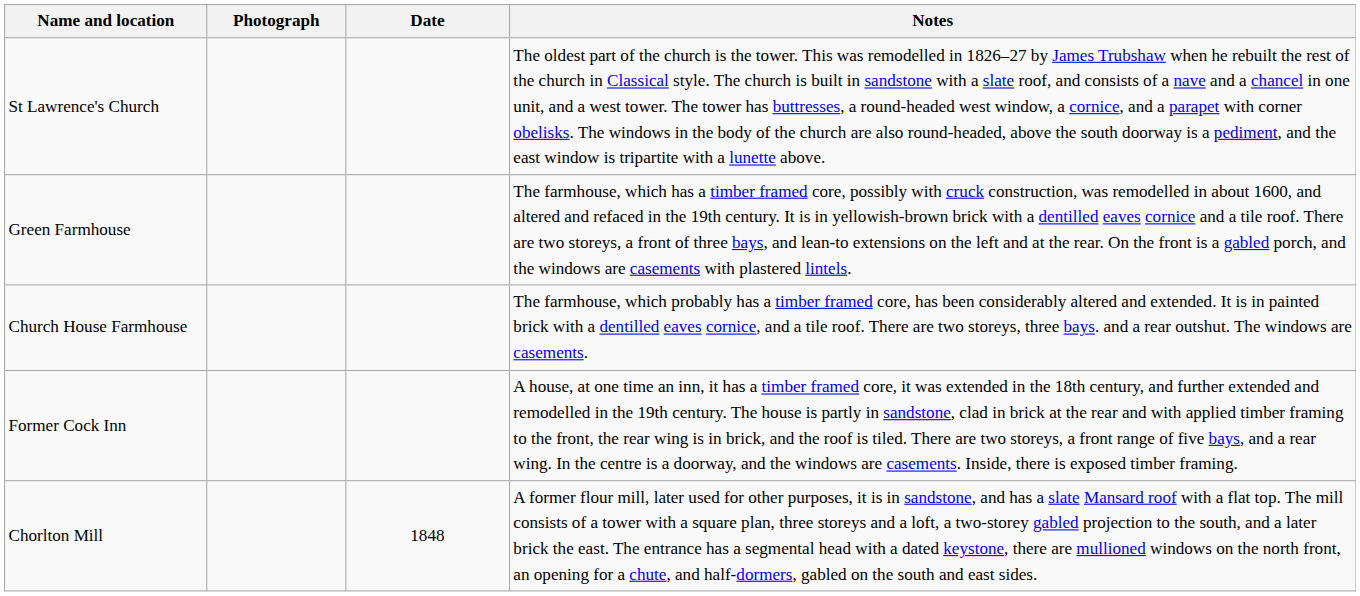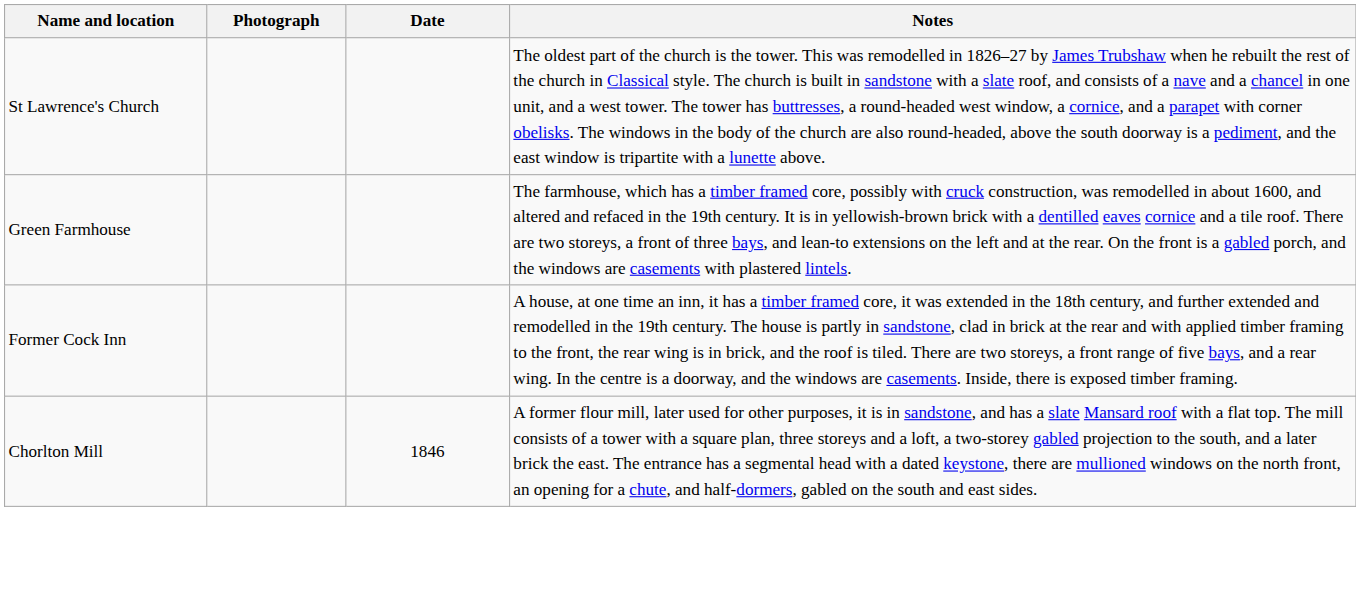- row: (98, 327)
(427, 535) 1848 -> (427, 450) 1846
